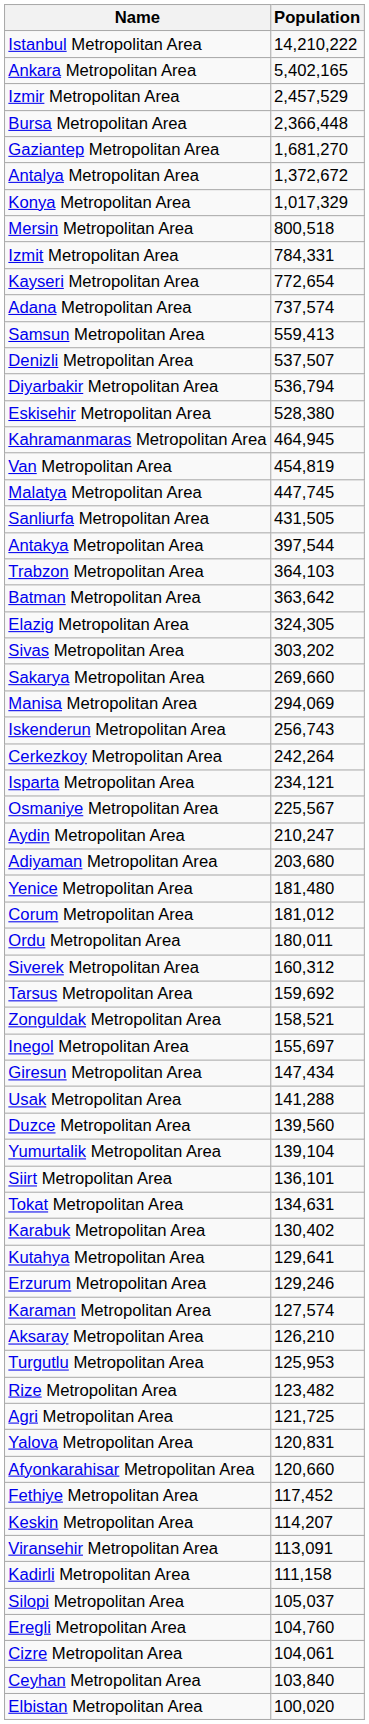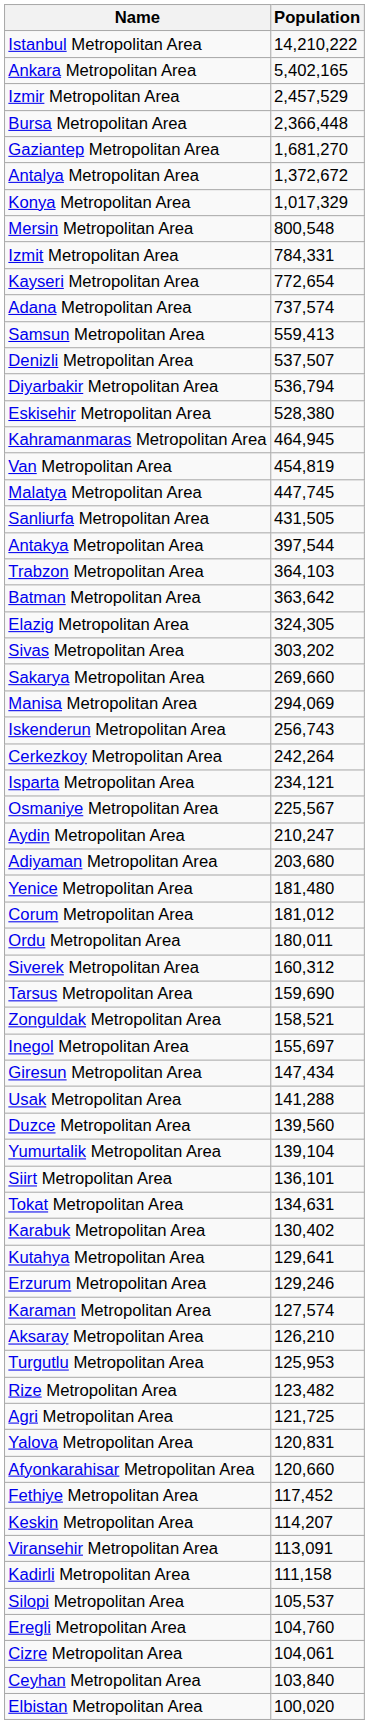(304, 228) 800,518 -> (304, 228) 800,548
(304, 994) 159,692 -> (304, 994) 159,690
(304, 1601) 105,037 -> (304, 1601) 105,537
